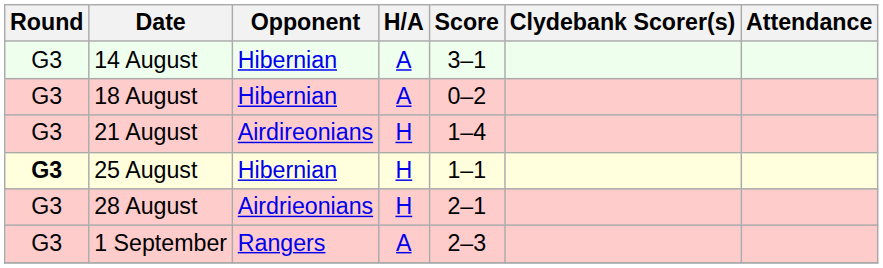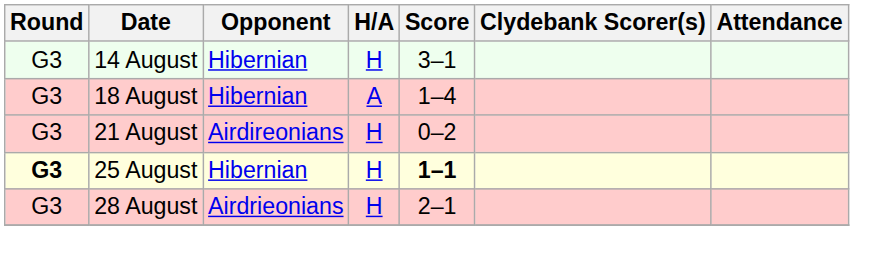(404, 59) A -> (374, 59) H
(467, 96) 0–2 -> (437, 96) 1–4
(467, 133) 1–4 -> (437, 133) 0–2
(467, 170) normal -> (437, 170) bold
- row: (161, 243)
